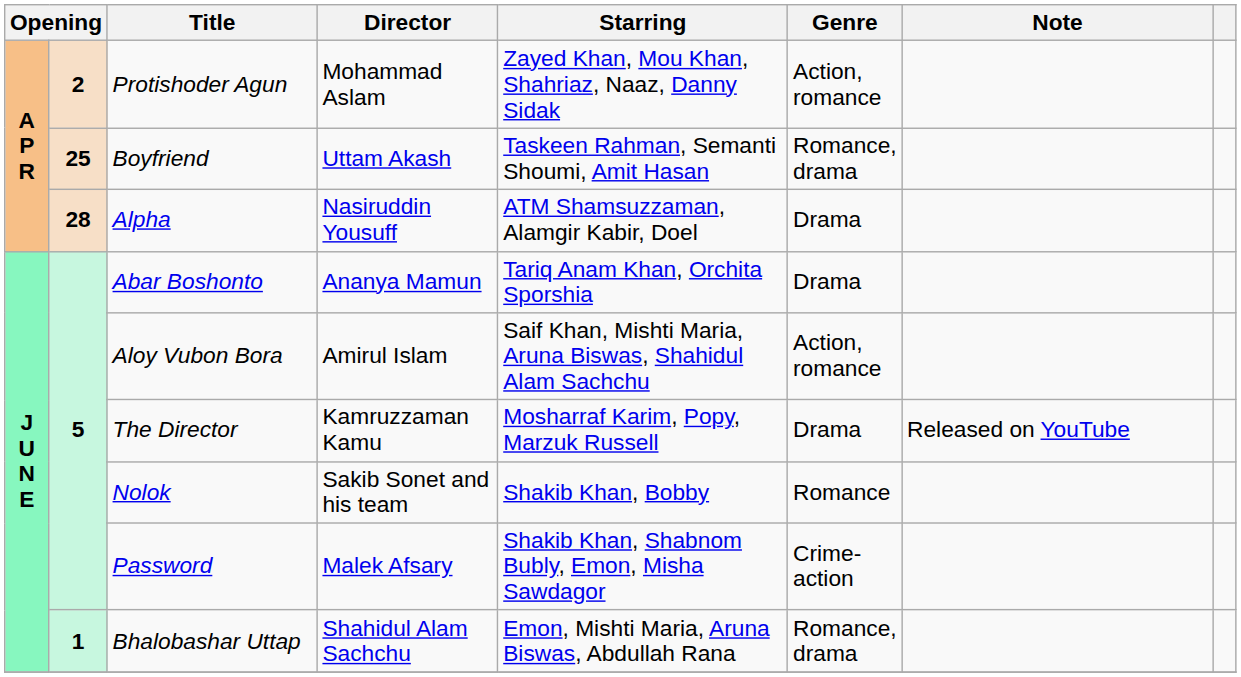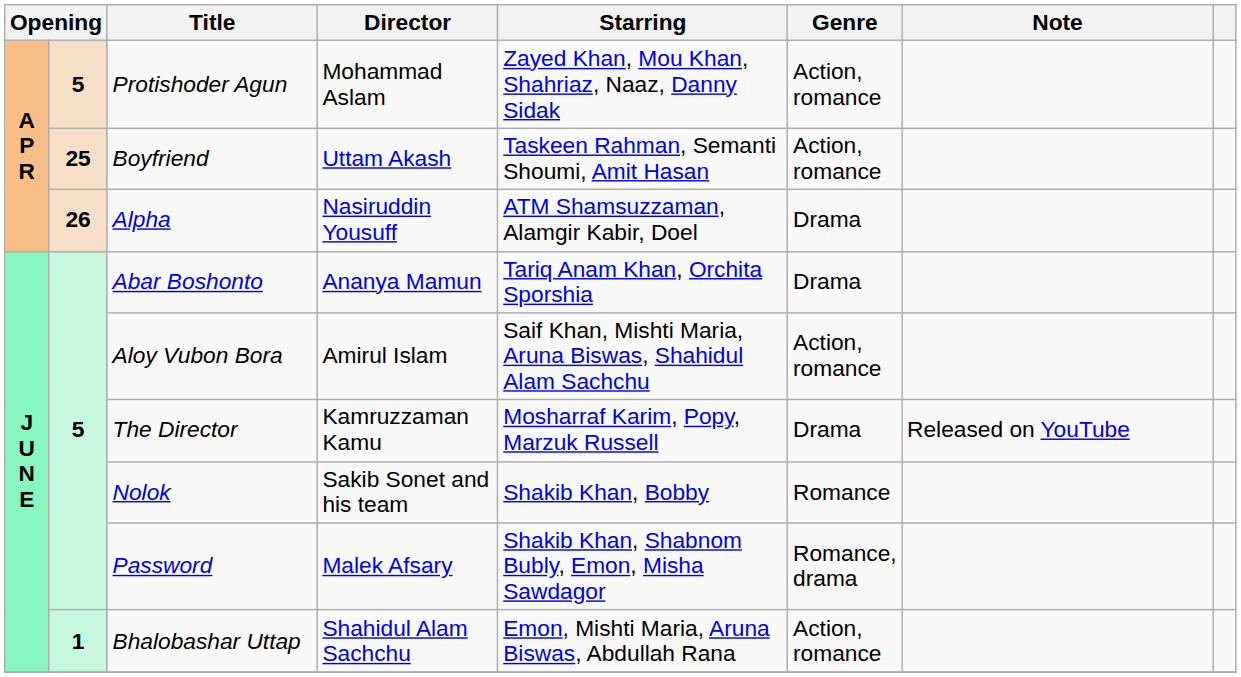(78, 84) 2 -> (78, 84) 5
(845, 158) Romance, drama -> (837, 158) Action, romance
(78, 220) 28 -> (78, 220) 26
(827, 566) Crime-action -> (845, 566) Romance, drama
(845, 640) Romance, drama -> (837, 640) Action, romance
